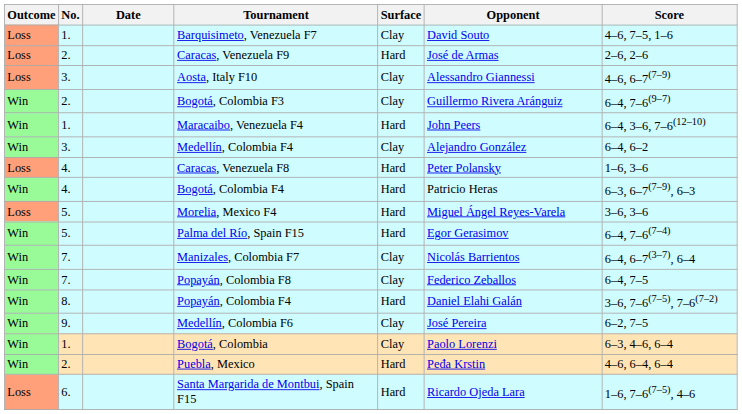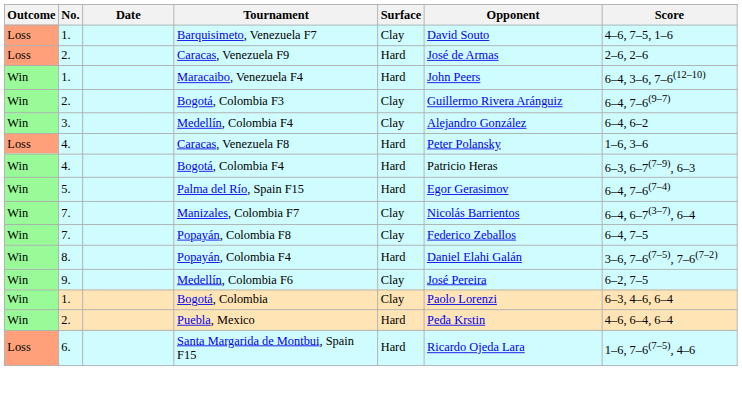- row: (217, 78)
rows swapped: (240, 125) <-> (231, 101)
- row: (227, 211)
